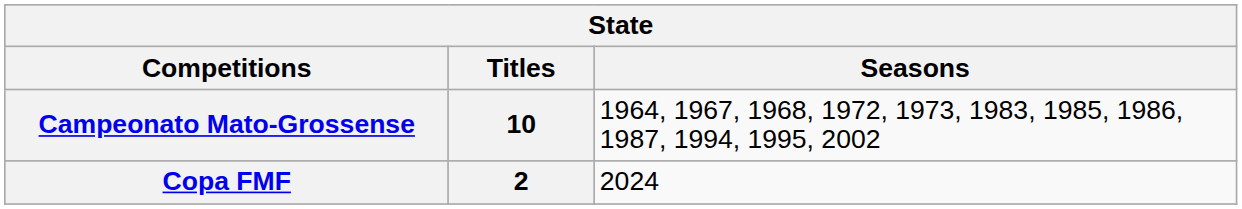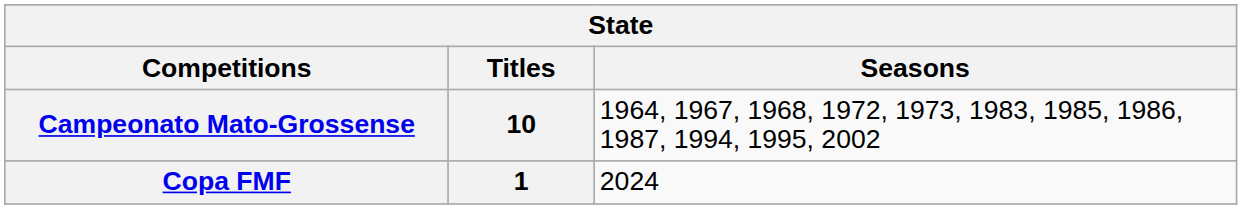(521, 181) 2 -> (521, 181) 1
